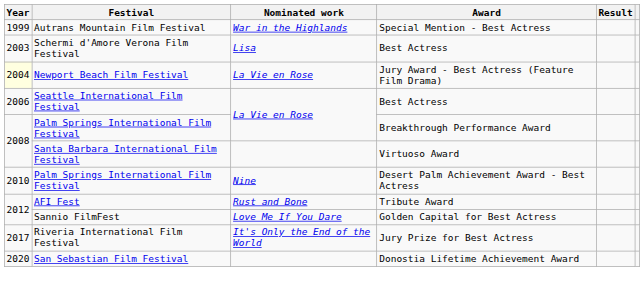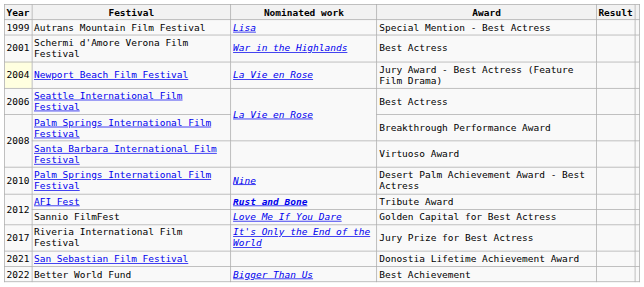(290, 28) War in the Highlands -> (245, 28) Lisa
(18, 49) 2003 -> (18, 49) 2001
(245, 49) Lisa -> (290, 49) War in the Highlands
(270, 202) normal -> (270, 202) bold
(18, 259) 2020 -> (18, 259) 2021
+ row: (83, 274)
